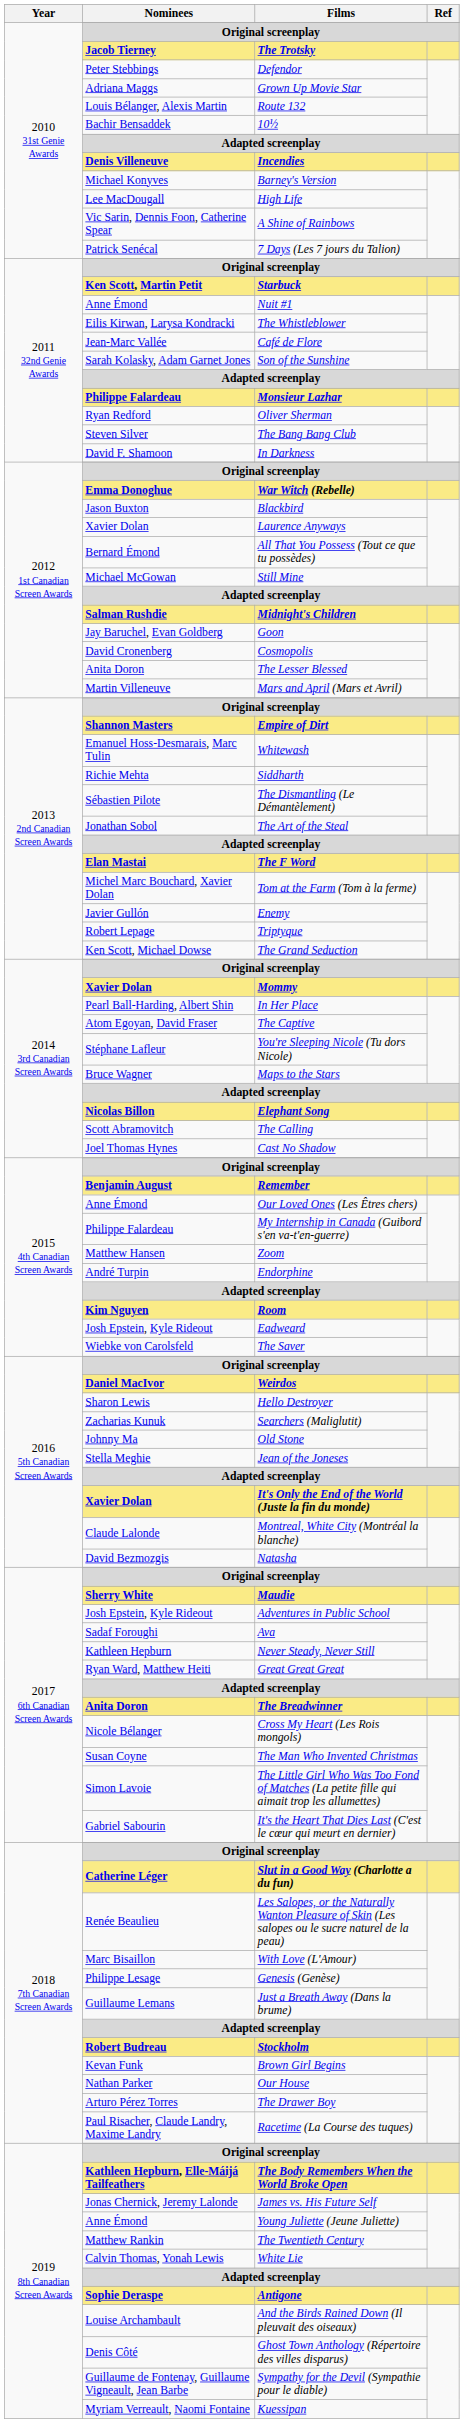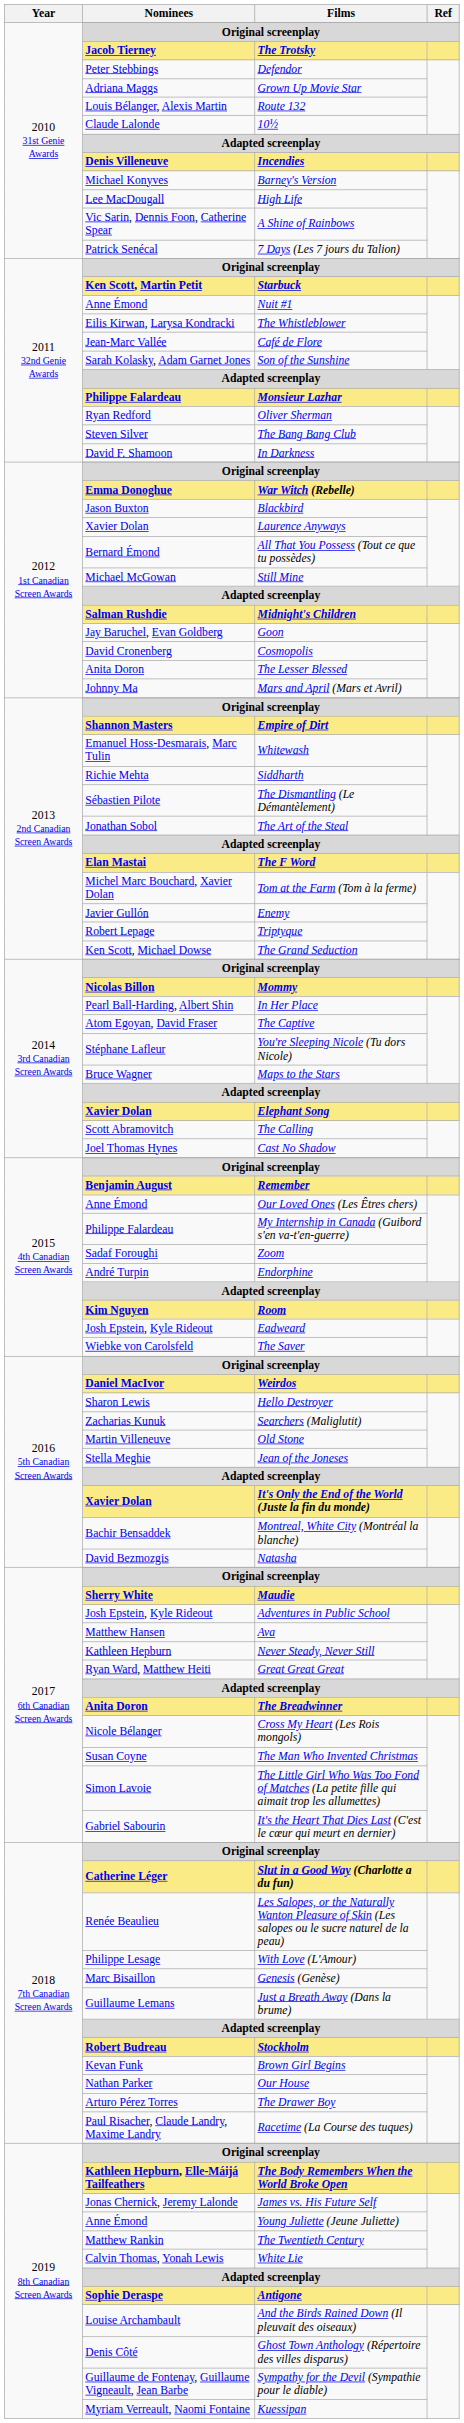(128, 124) Bachir Bensaddek -> (122, 124) Claude Lalonde
(128, 688) Martin Villeneuve -> (111, 688) Johnny Ma
(118, 987) Xavier Dolan -> (120, 987) Nicolas Billon
(120, 1111) Nicolas Billon -> (118, 1111) Xavier Dolan
(125, 1254) Matthew Hansen -> (122, 1254) Sadaf Foroughi
(111, 1439) Johnny Ma -> (128, 1439) Martin Villeneuve
(122, 1533) Claude Lalonde -> (128, 1533) Bachir Bensaddek
(122, 1632) Sadaf Foroughi -> (125, 1632) Matthew Hansen
(120, 1959) Marc Bisaillon -> (123, 1959) Philippe Lesage
(123, 1978) Philippe Lesage -> (120, 1978) Marc Bisaillon
